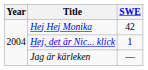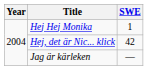(130, 27) 42 -> (130, 27) 1
(130, 42) 1 -> (130, 42) 42
